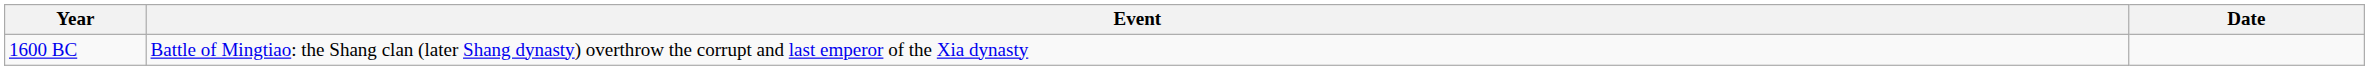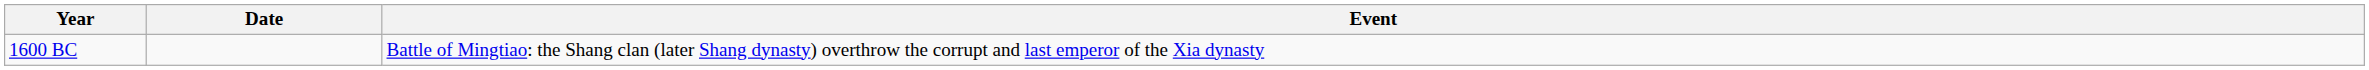columns swapped: (2246, 19) <-> (1137, 19)
